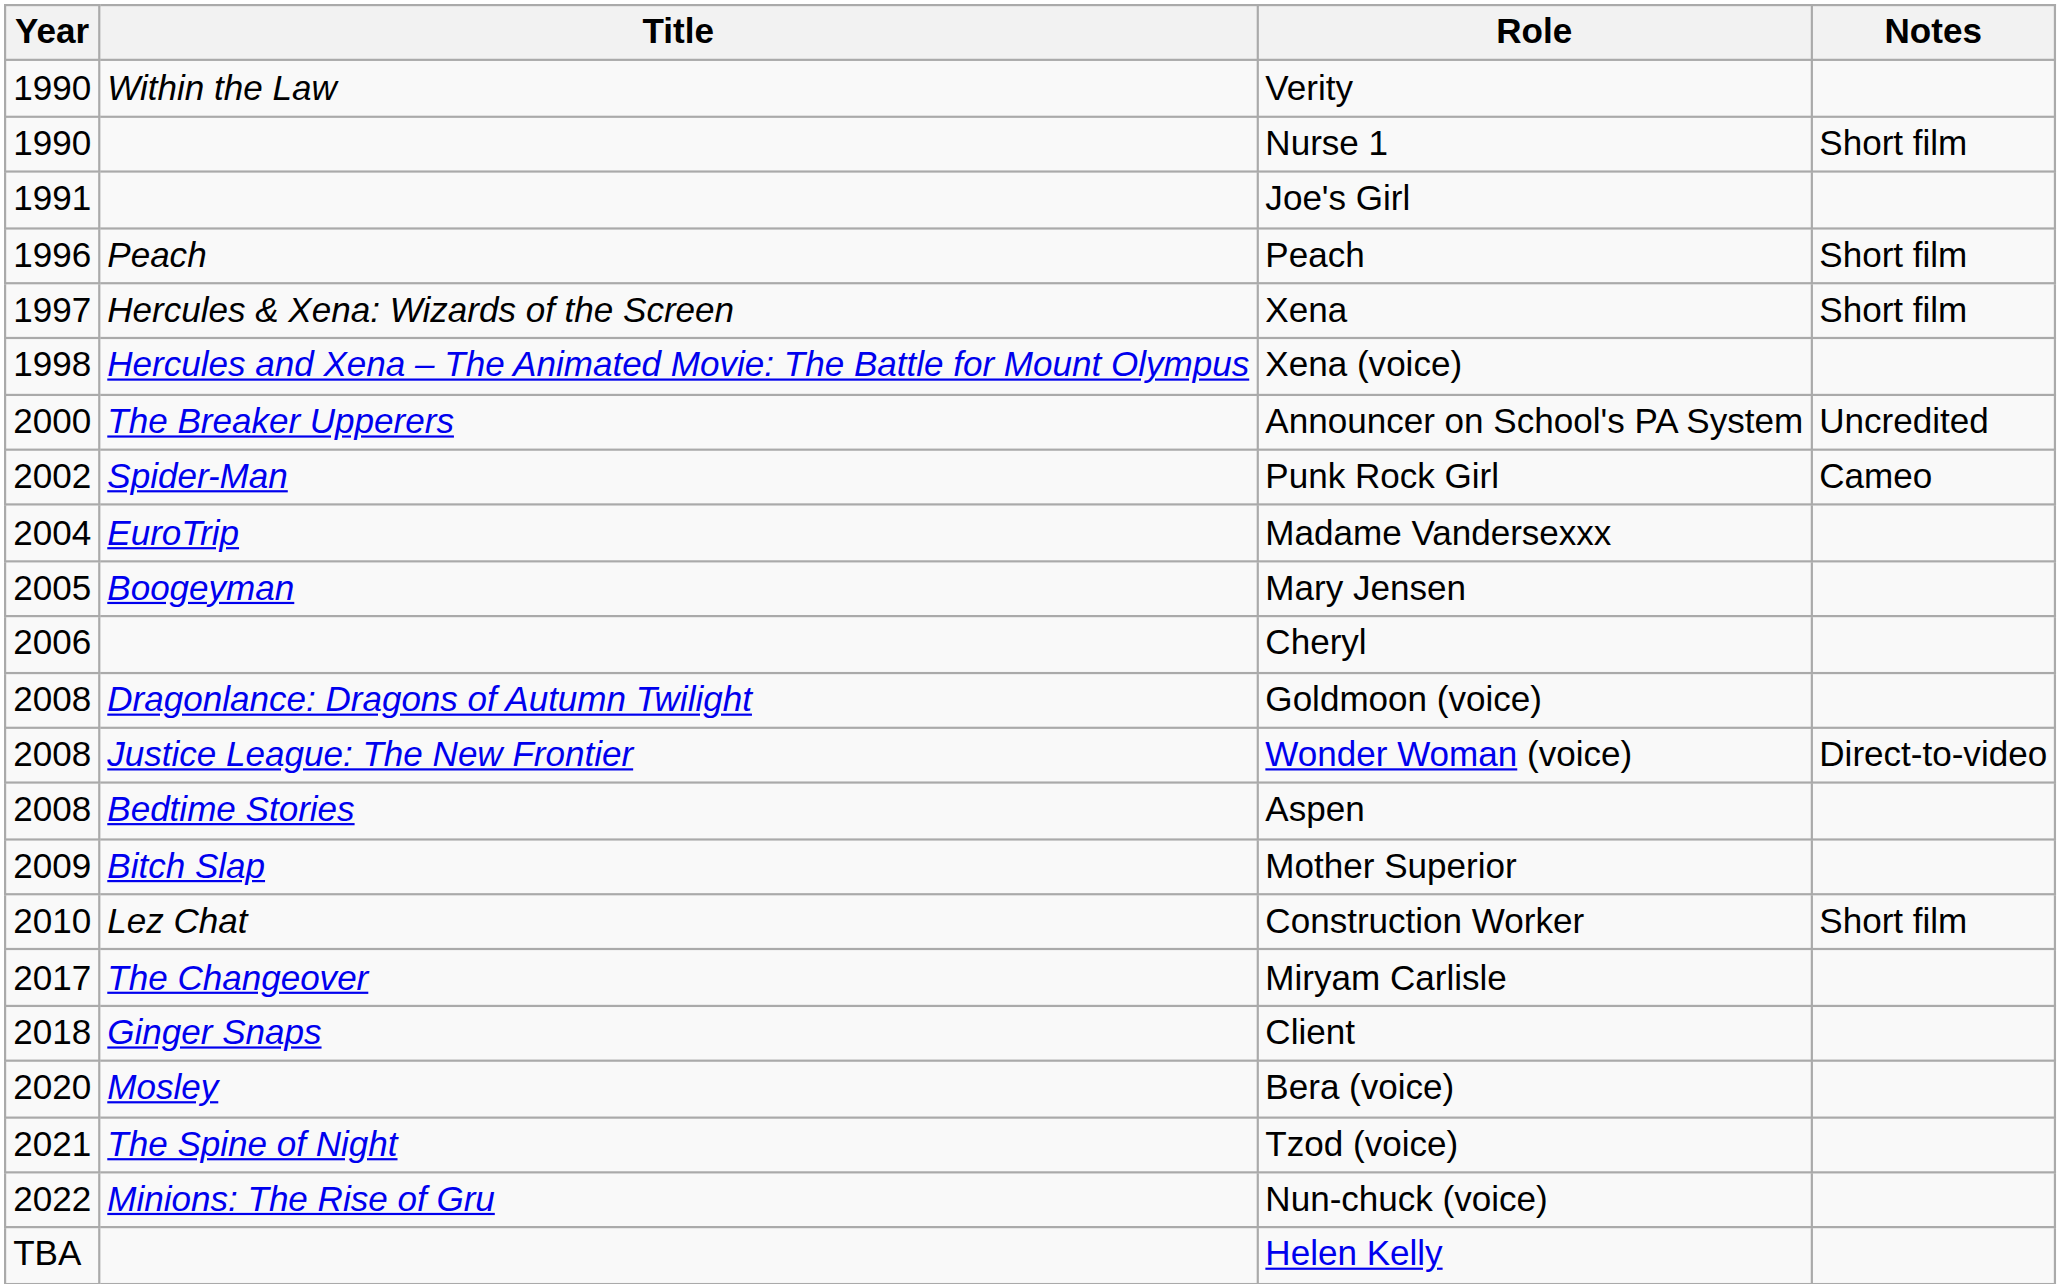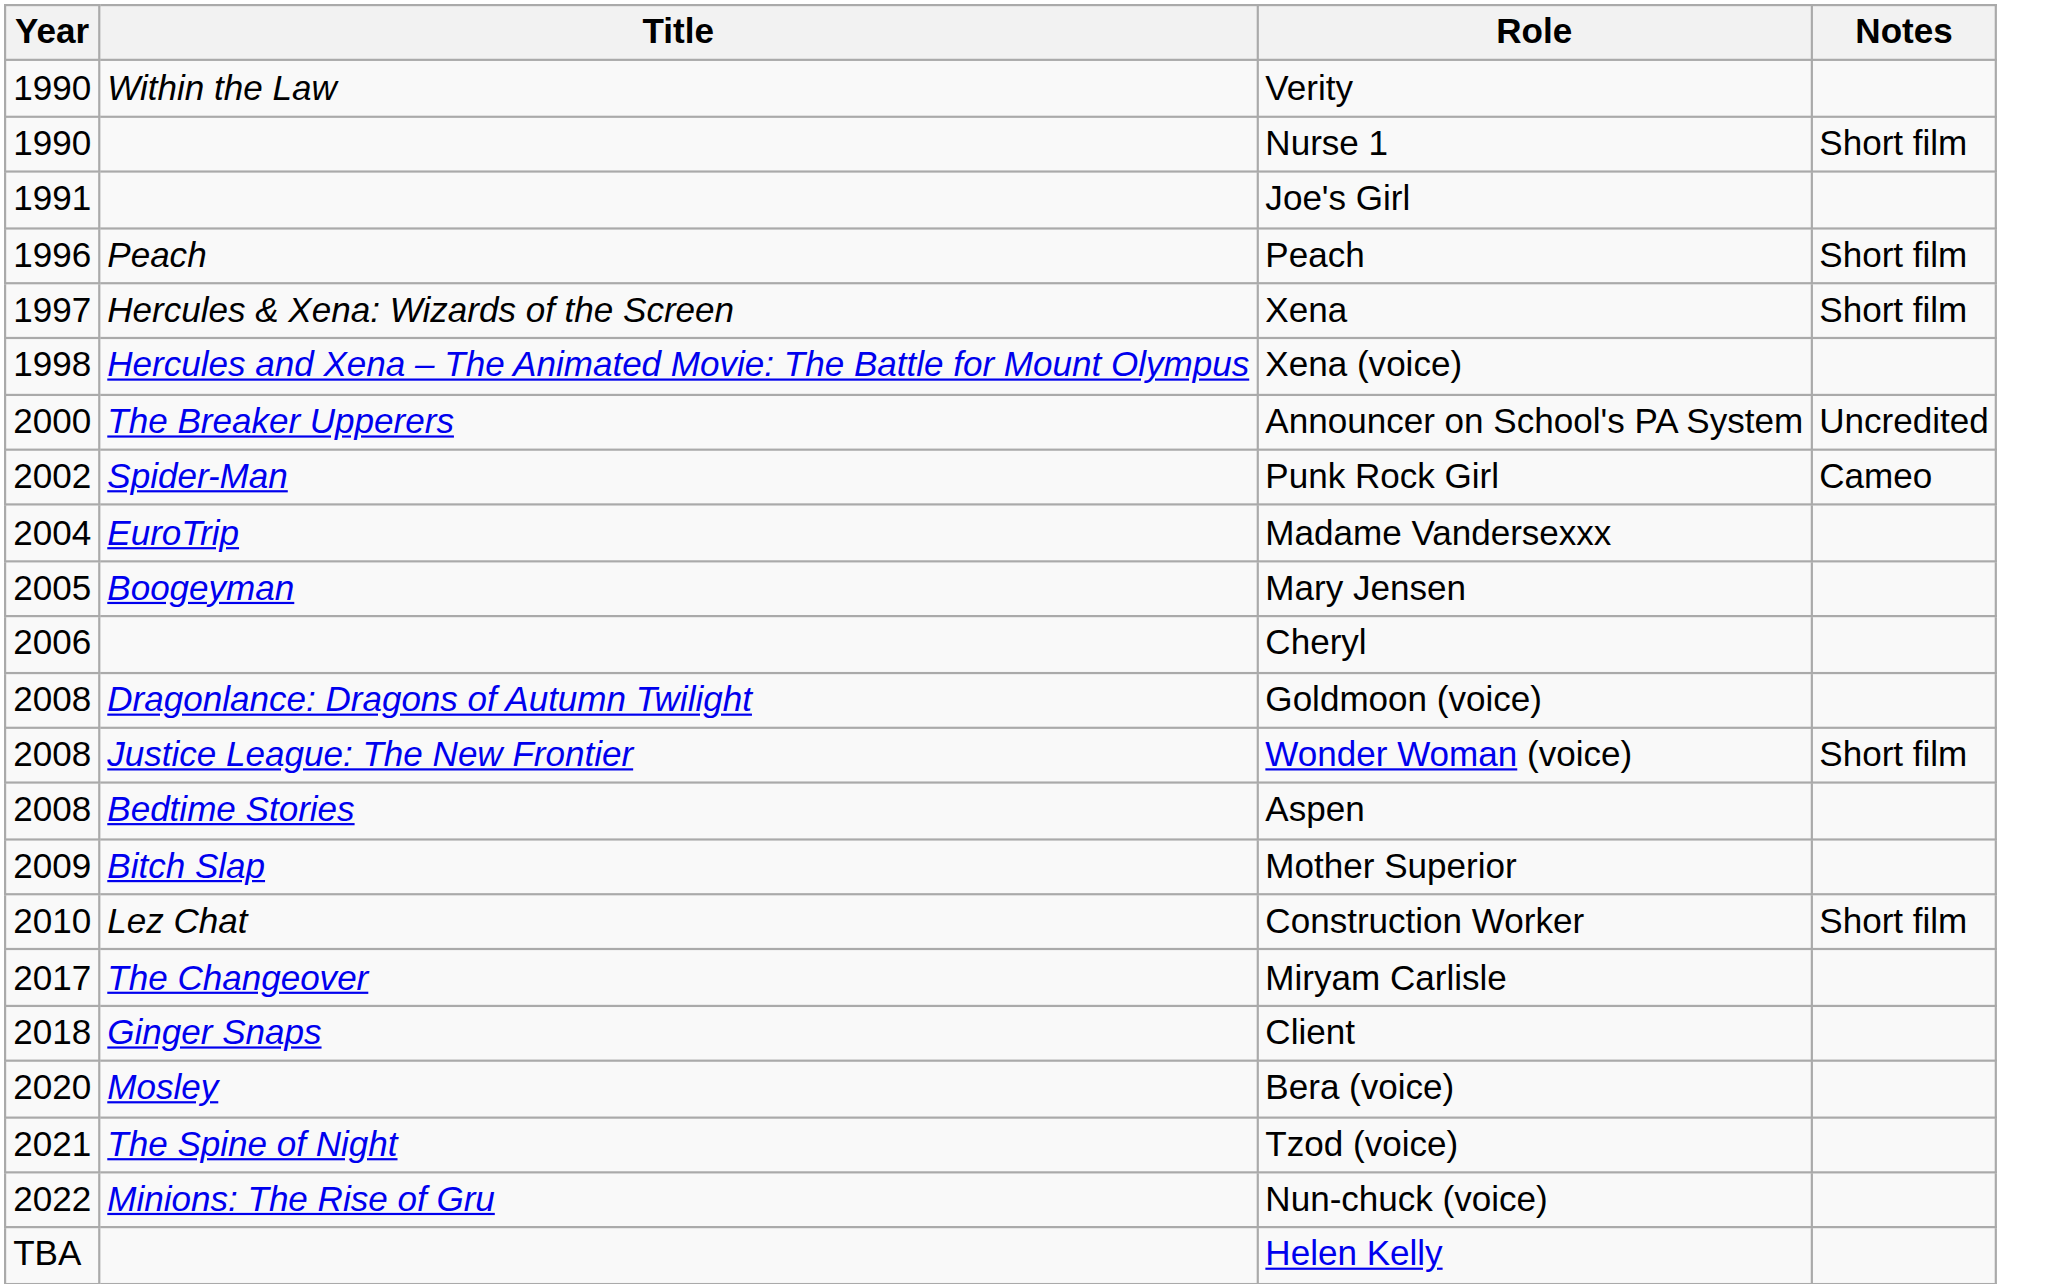(1933, 754) Direct-to-video -> (1893, 754) Short film
